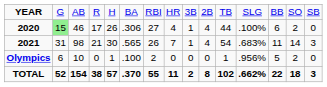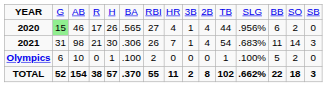(131, 27) .306 -> (131, 27) .565
(252, 27) .100% -> (252, 27) .956%
(131, 43) .565 -> (131, 43) .306
(252, 58) .956% -> (252, 58) .100%
